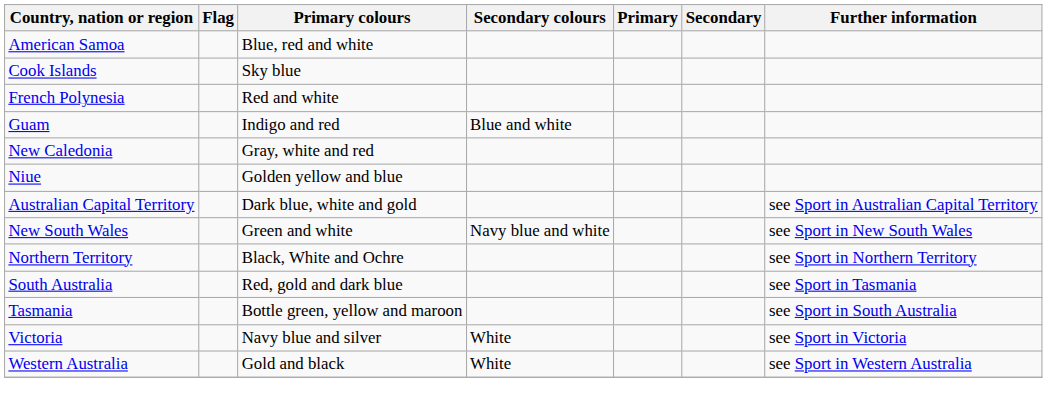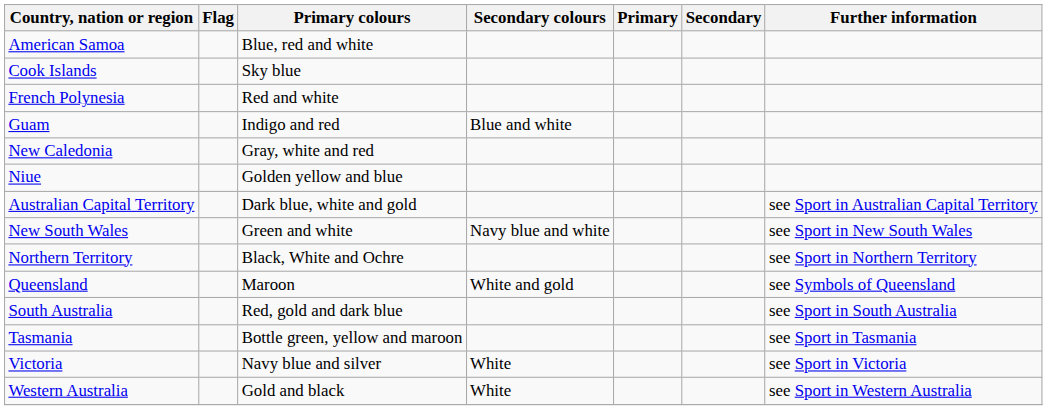+ row: (48, 284)
(843, 284) see Sport in Tasmania -> (863, 310) see Sport in South Australia
(863, 310) see Sport in South Australia -> (843, 337) see Sport in Tasmania
